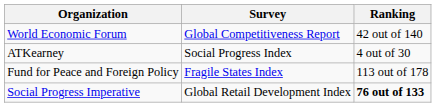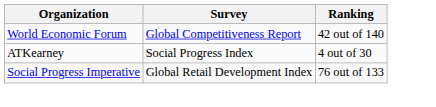- row: (93, 72)
(390, 92) bold -> (351, 72) normal
